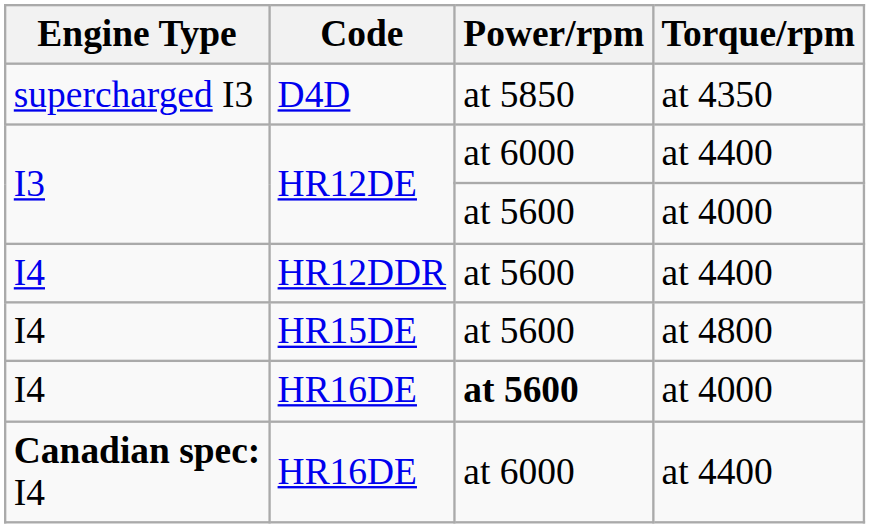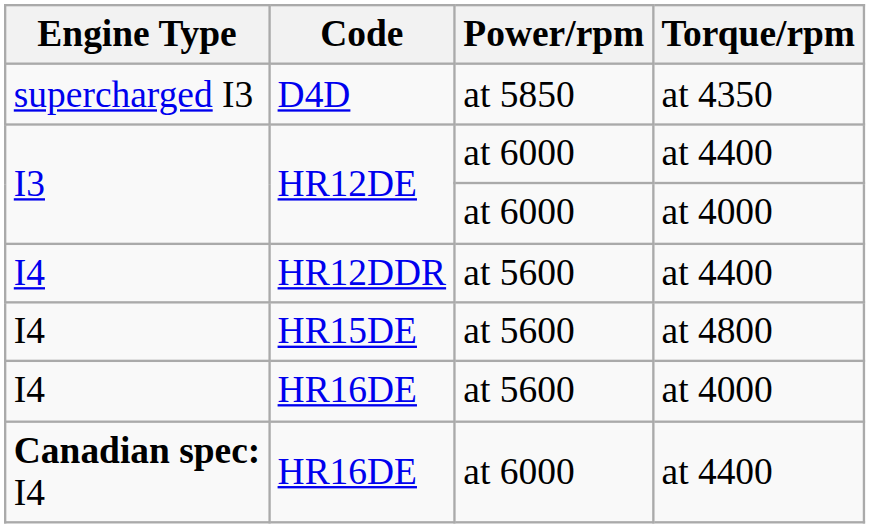(519, 212) at 5600 -> (519, 212) at 6000
(521, 390) bold -> (519, 390) normal
